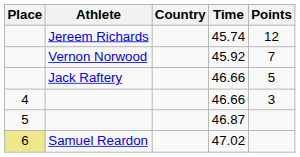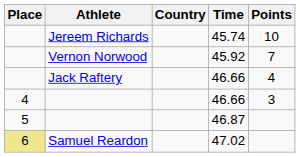(271, 36) 12 -> (271, 36) 10
(271, 78) 5 -> (271, 78) 4
